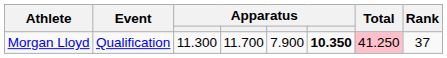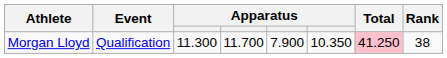(331, 43) bold -> (331, 43) normal
(422, 43) 37 -> (422, 43) 38
